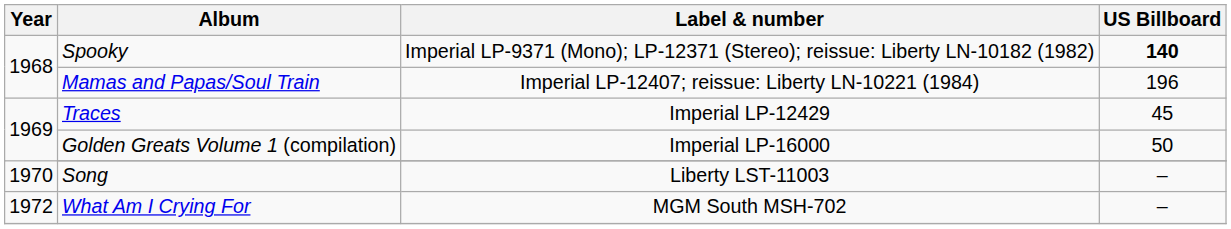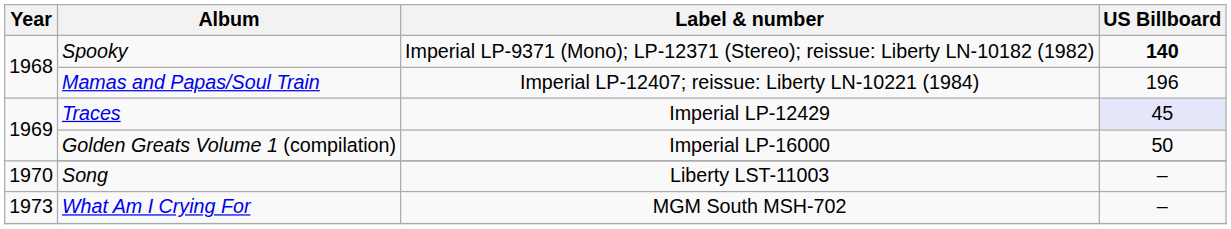(1162, 113) no background -> (1162, 113) lavender background
(31, 207) 1972 -> (31, 207) 1973
